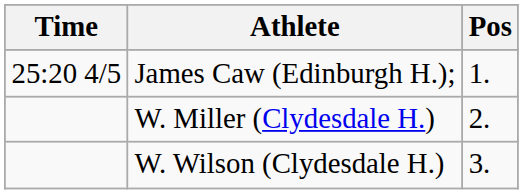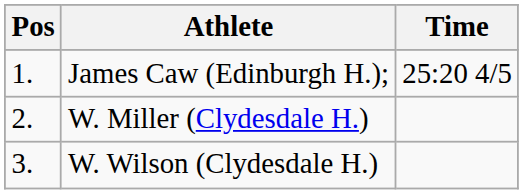columns swapped: (490, 27) <-> (66, 27)
